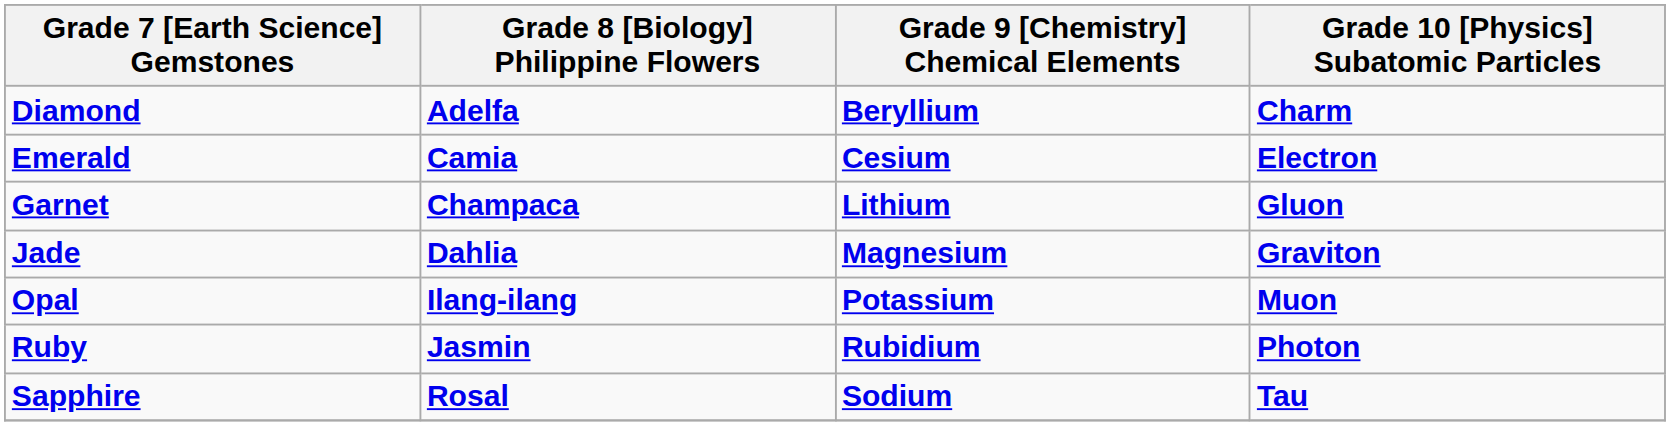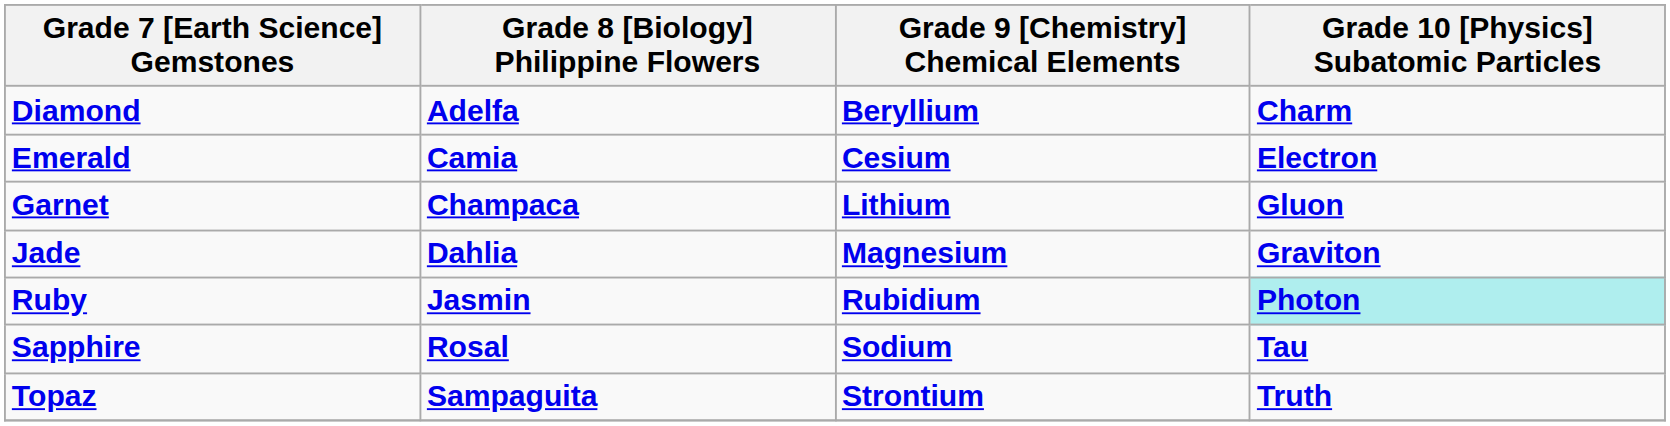- row: (45, 300)
(1309, 348) no background -> (1309, 300) paleturquoise background
+ row: (54, 396)
